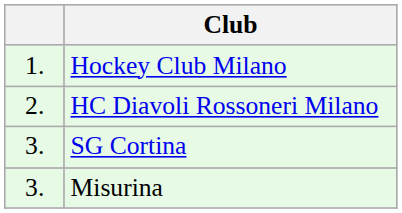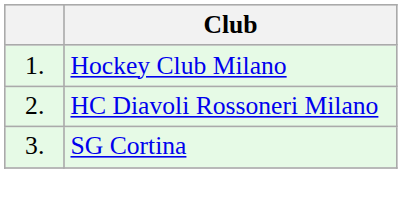- row: (117, 187)
